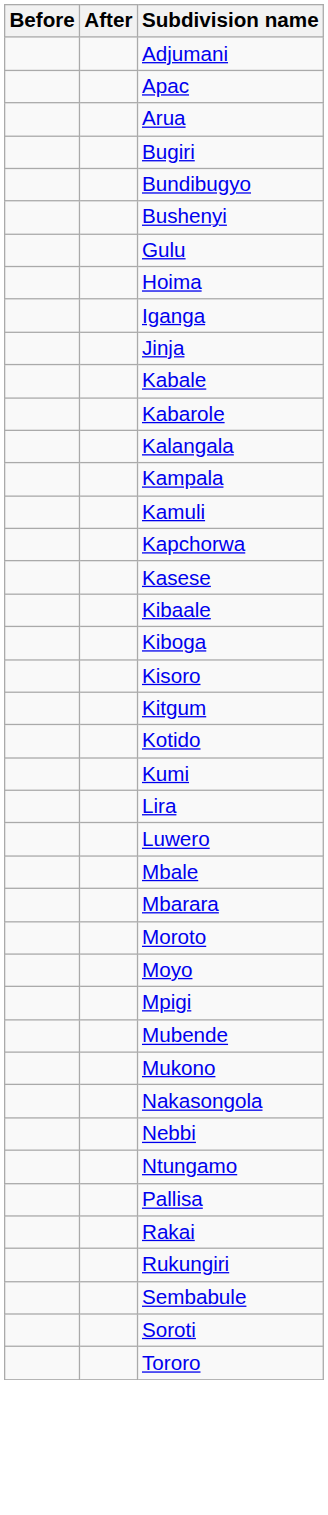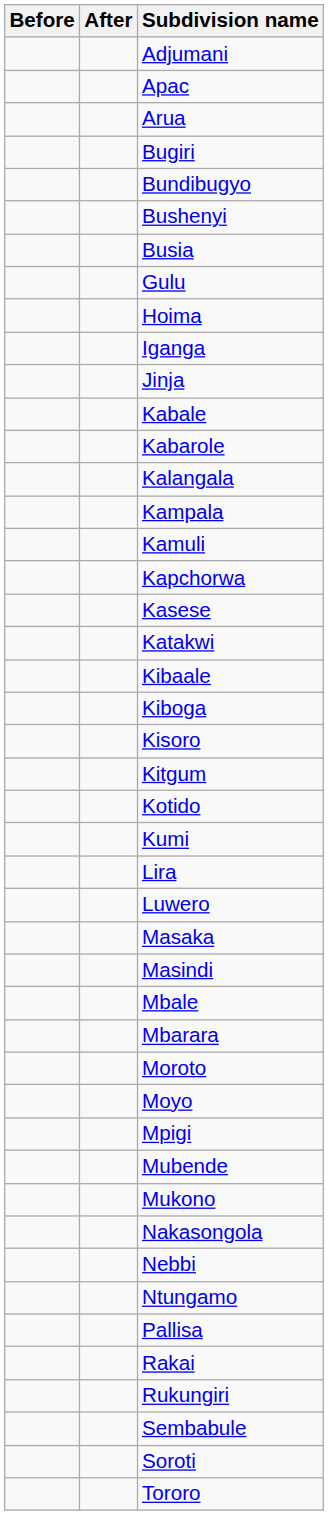+ row: (168, 250)
+ row: (178, 642)
+ row: (178, 937)
+ row: (178, 970)
